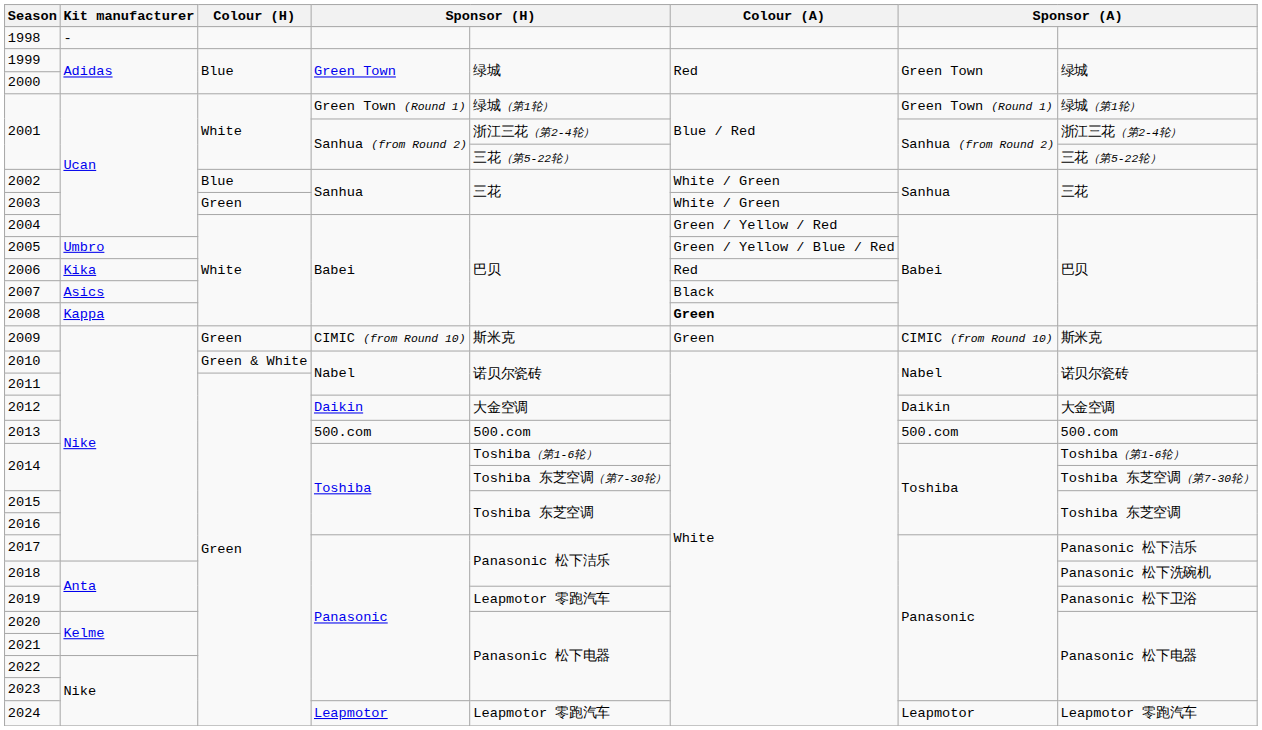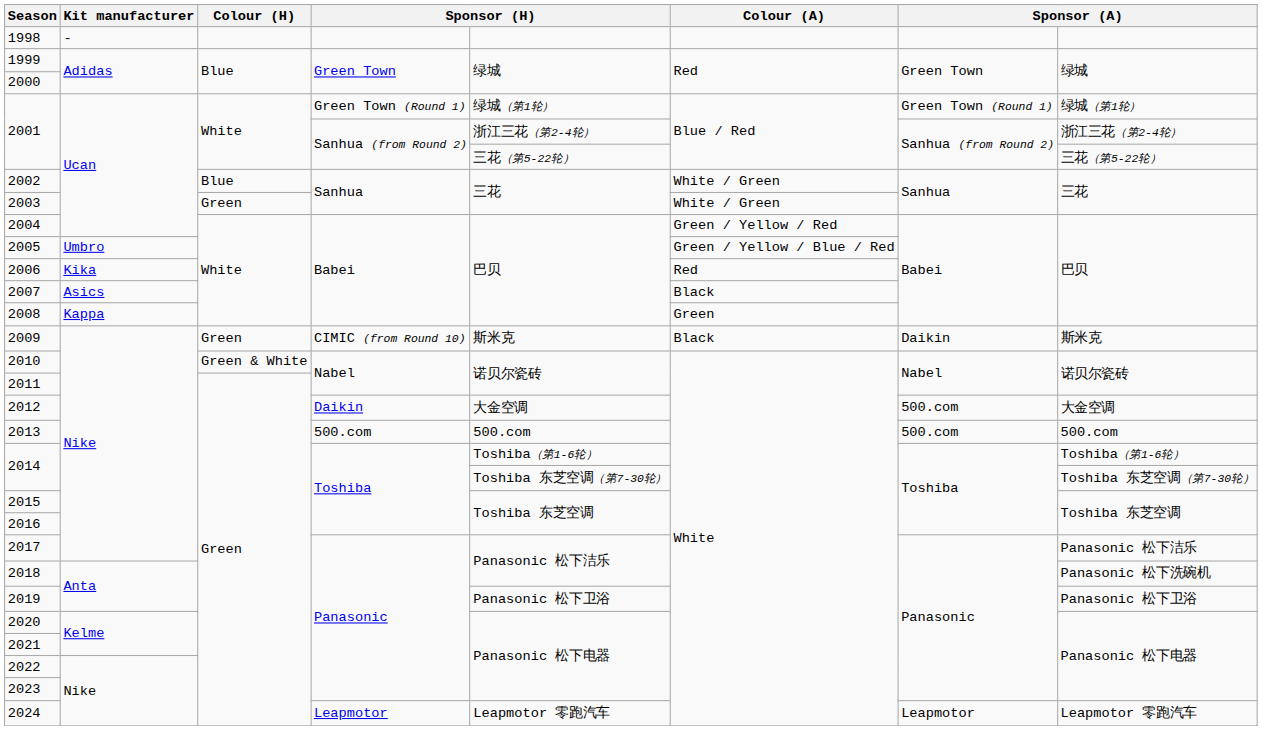(694, 314) bold -> (694, 314) normal
(694, 338) Green -> (694, 338) Black
(977, 338) CIMIC (from Round 10) -> (926, 338) Daikin
(926, 408) Daikin -> (930, 408) 500.com
(542, 599) Leapmotor 零跑汽车 -> (542, 599) Panasonic 松下卫浴
